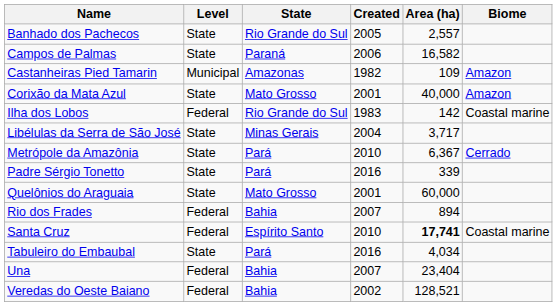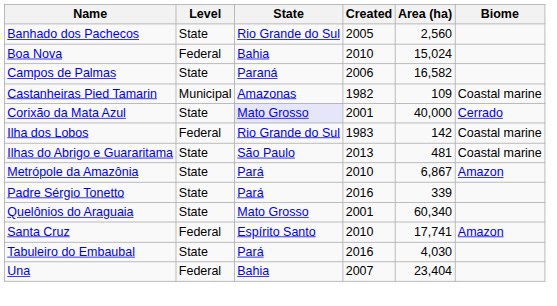(444, 34) 2,557 -> (436, 34) 2,560
+ row: (35, 53)
(488, 73) Amazon -> (500, 93) Coastal marine
(281, 93) no background -> (273, 113) lavender background
(488, 93) Amazon -> (480, 113) Cerrado
+ row: (90, 152)
- row: (94, 133)
(444, 152) 6,367 -> (436, 172) 6,867
(488, 152) Cerrado -> (481, 172) Amazon
(441, 192) 60,000 -> (433, 212) 60,340
- row: (50, 212)
(441, 232) bold -> (433, 232) normal
(507, 232) Coastal marine -> (481, 232) Amazon
(444, 251) 4,034 -> (436, 251) 4,030
- row: (78, 291)
